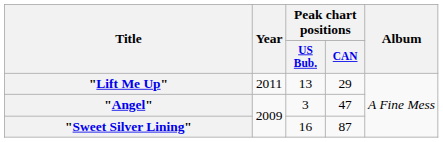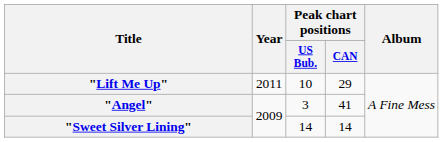(305, 83) 13 -> (305, 83) 10
(345, 105) 47 -> (345, 105) 41
(305, 126) 16 -> (305, 126) 14
(345, 126) 87 -> (345, 126) 14
